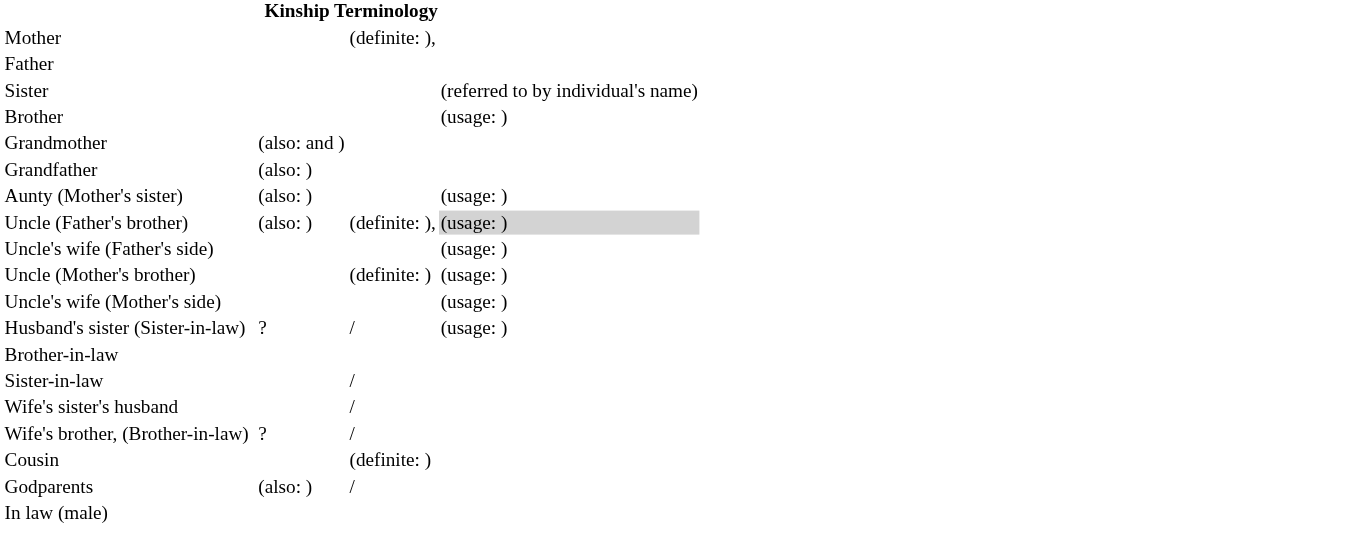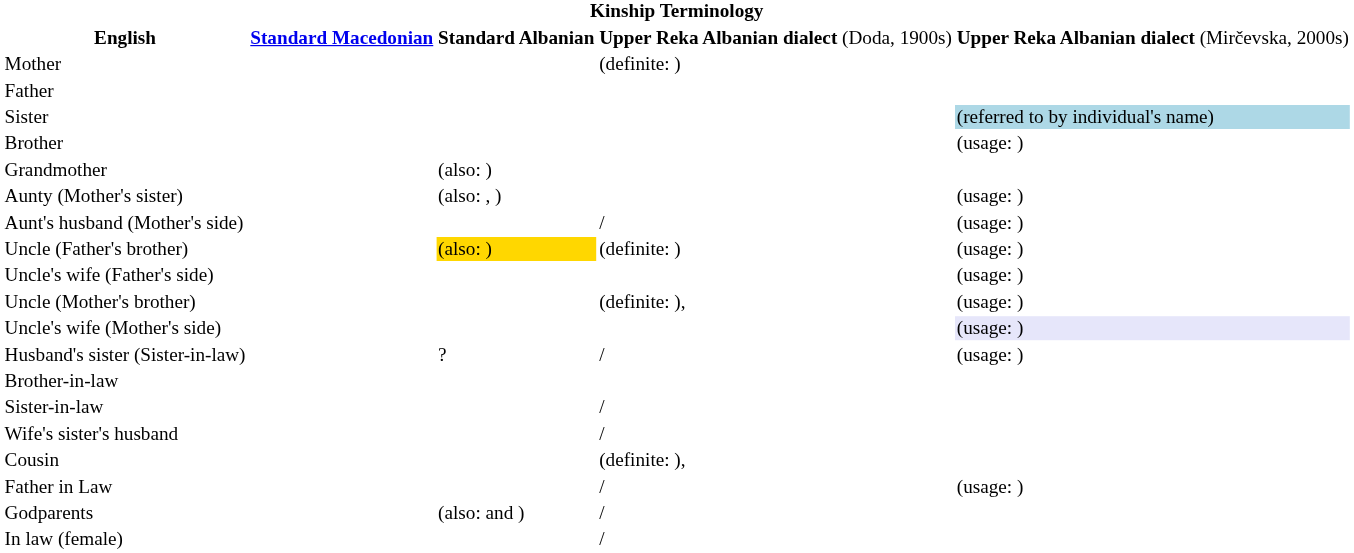+ row: (125, 37)
(393, 37) (definite: ), -> (640, 64) (definite: )
(569, 90) no background -> (1085, 116) lightblue background
(301, 143) (also: and ) -> (465, 169) (also: )
- row: (51, 169)
(285, 196) (also: ) -> (470, 196) (also: , )
+ row: (124, 222)
(285, 222) no background -> (465, 248) gold background
(393, 222) (definite: ), -> (640, 248) (definite: )
(474, 222) lightgrey background -> (990, 248) no background
(390, 275) (definite: ) -> (642, 301) (definite: ),
(474, 301) no background -> (990, 328) lavender background
- row: (127, 433)
(390, 460) (definite: ) -> (642, 460) (definite: ),
+ row: (58, 486)
(285, 486) (also: ) -> (481, 512) (also: and )
- row: (56, 512)
+ row: (64, 539)
